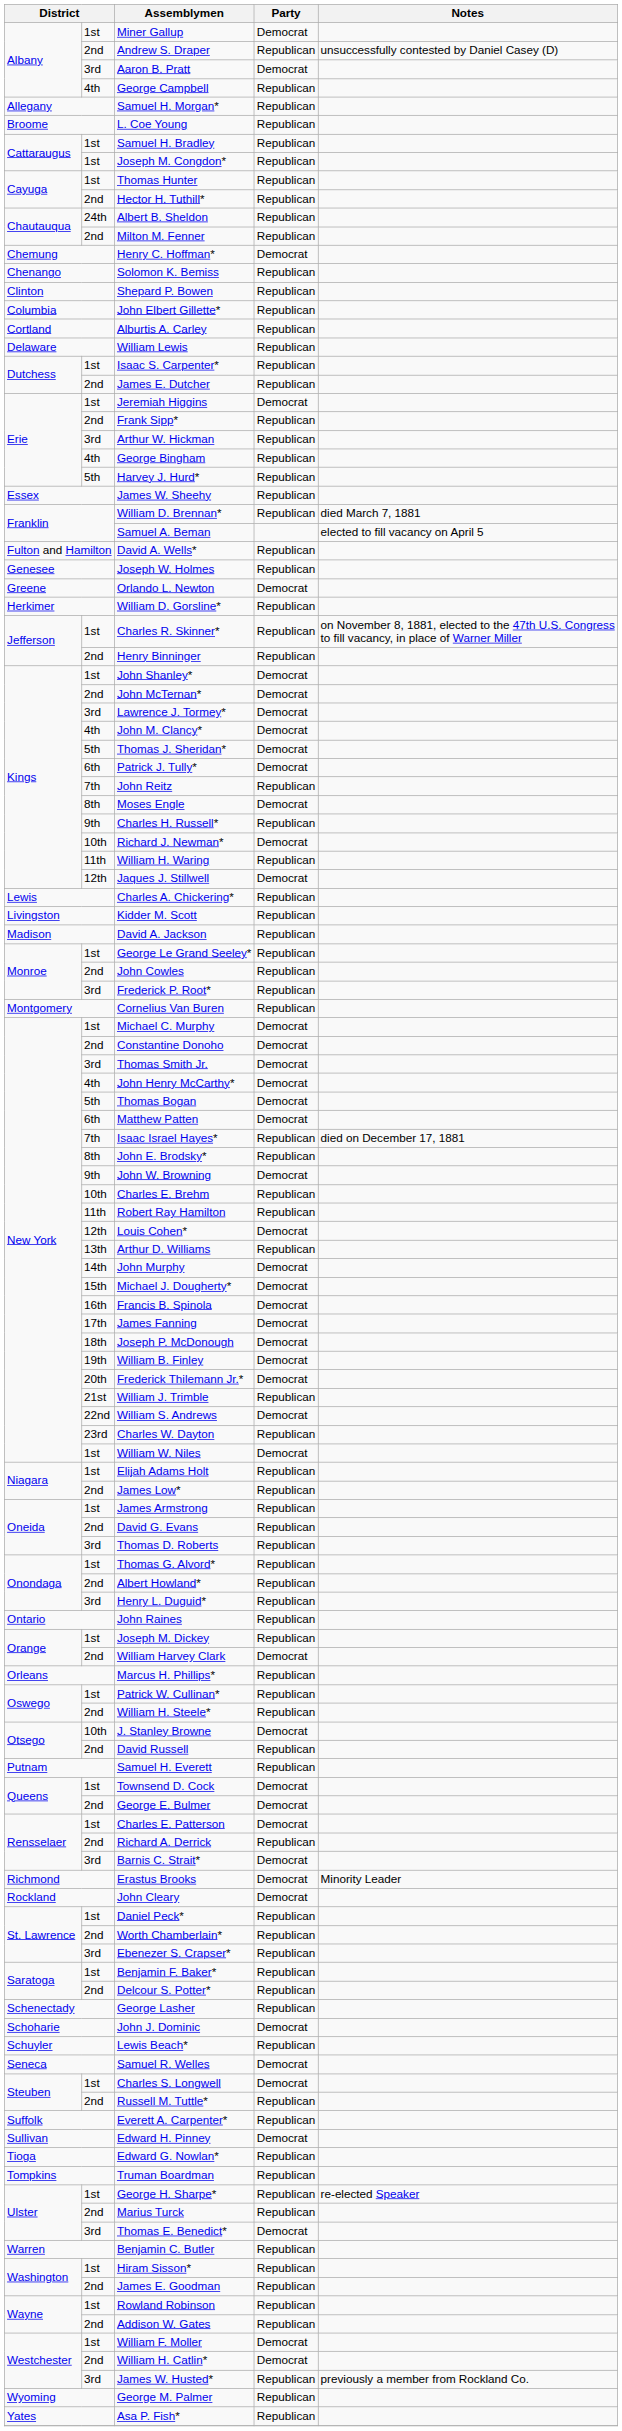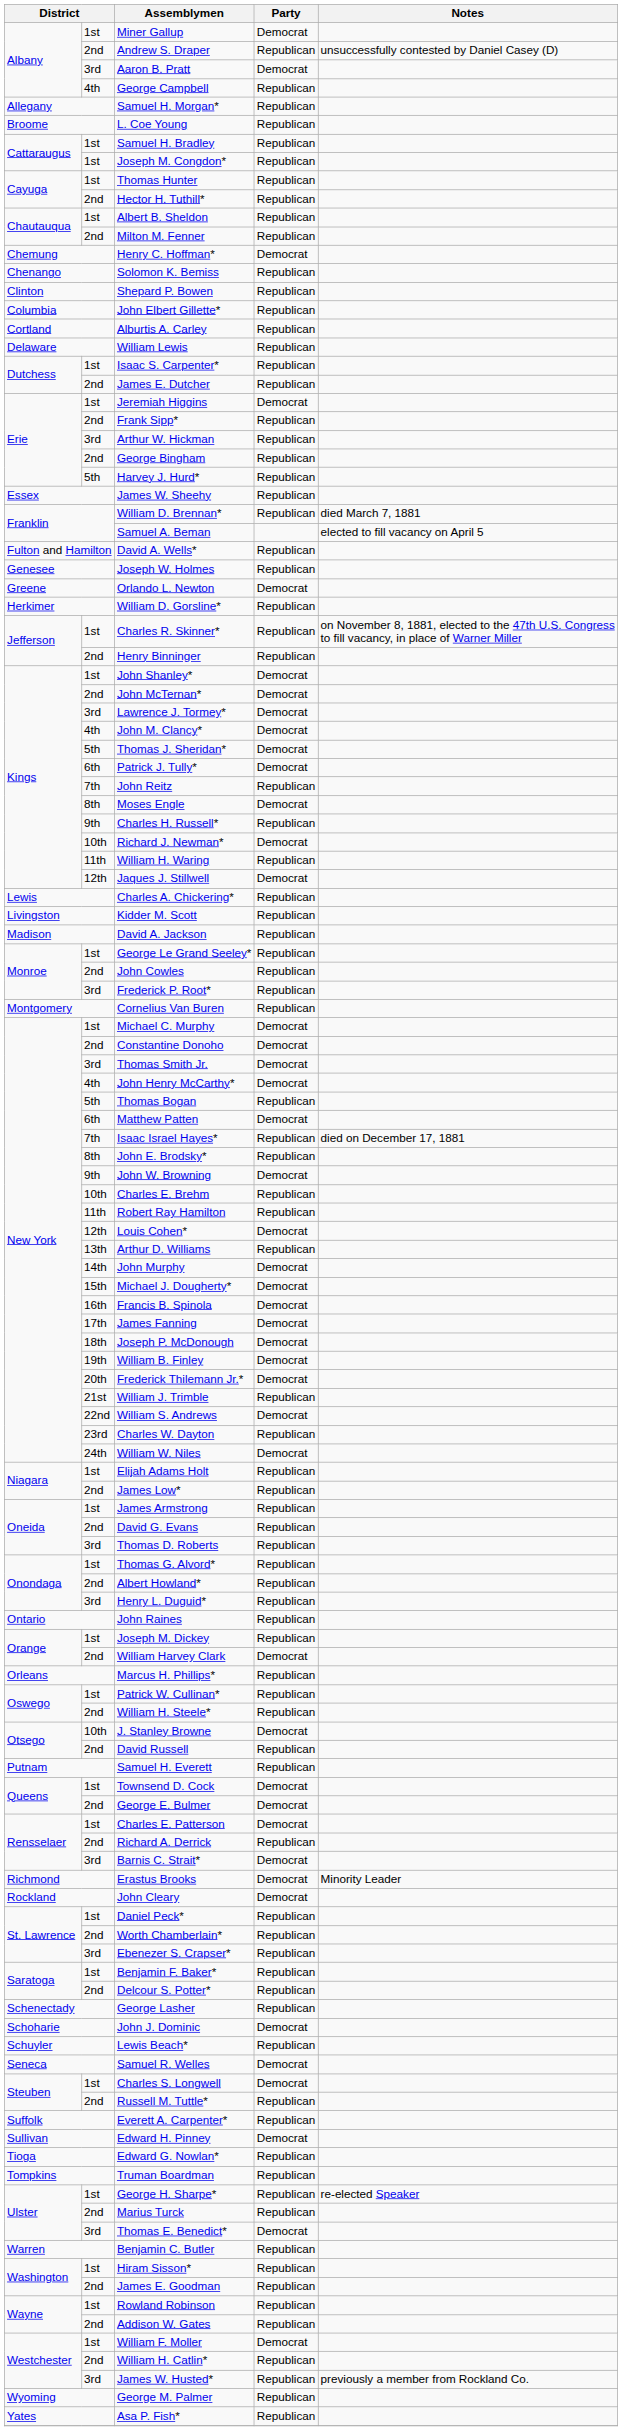(95, 217) 24th -> (92, 217) 1st
(92, 458) 4th -> (94, 458) 2nd
(282, 1101) Democrat -> (286, 1101) Republican
(92, 1453) 1st -> (95, 1453) 24th
(282, 2360) Democrat -> (286, 2360) Republican
